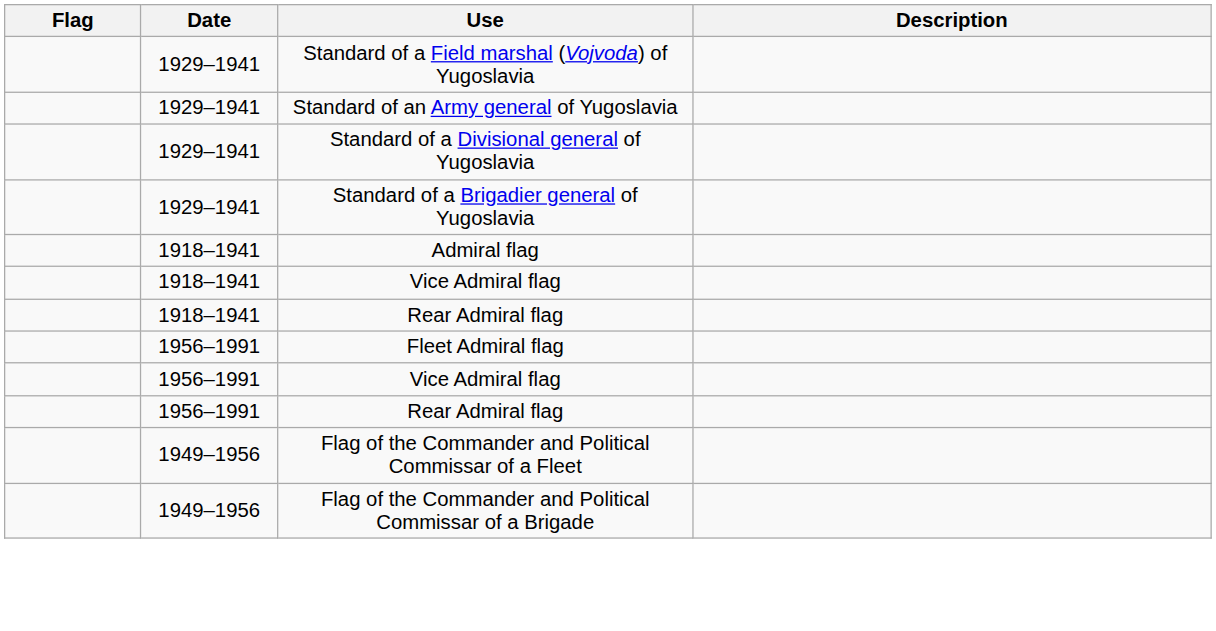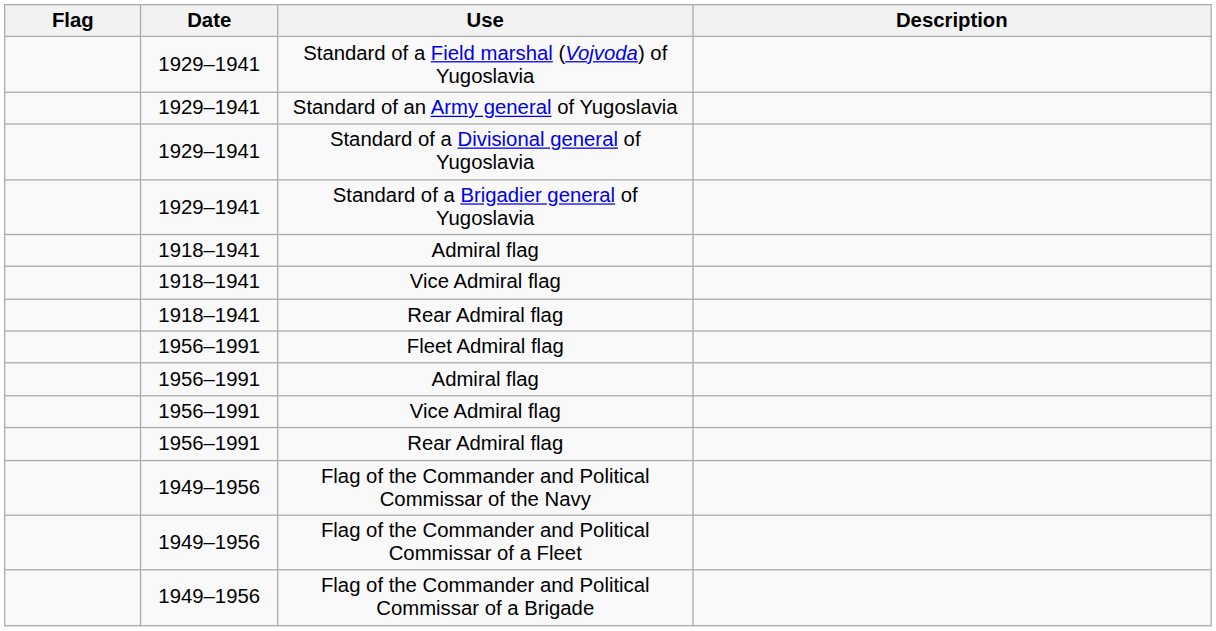+ row: (209, 379)
+ row: (209, 487)
